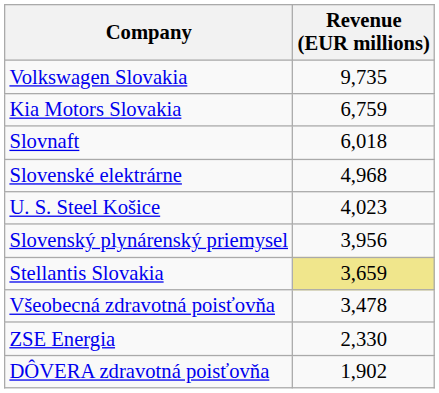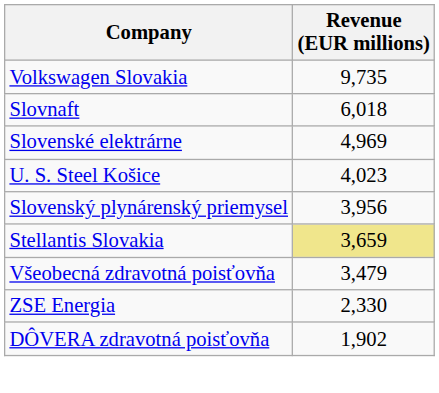- row: (95, 109)
(364, 175) 4,968 -> (364, 142) 4,969
(364, 305) 3,478 -> (364, 273) 3,479
